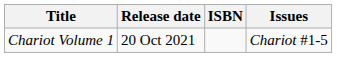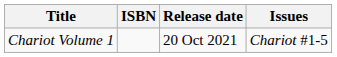columns swapped: (225, 16) <-> (161, 16)
